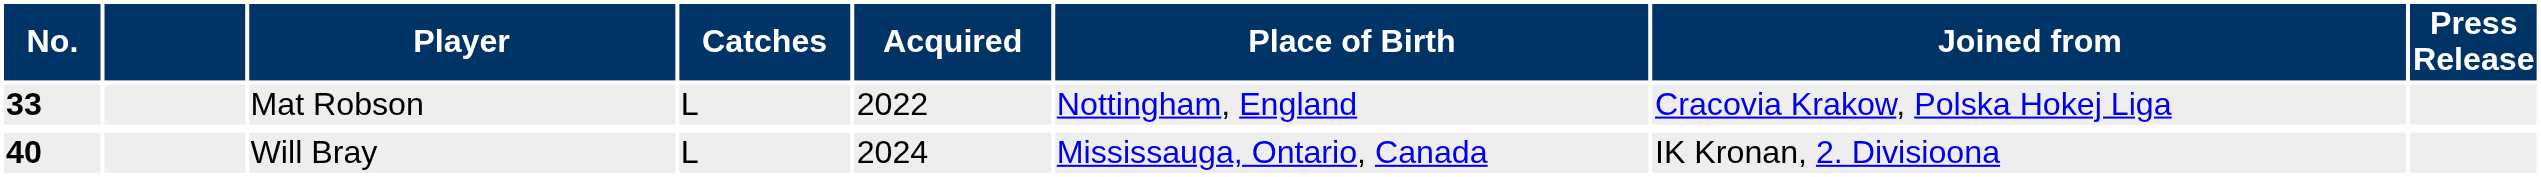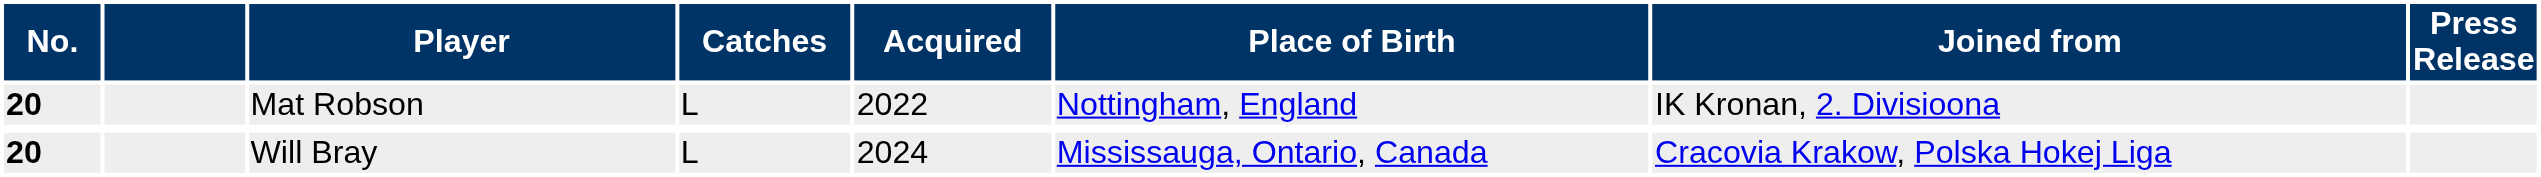(24, 104) 33 -> (24, 104) 20
(1913, 104) Cracovia Krakow, Polska Hokej Liga -> (1828, 104) IK Kronan, 2. Divisioona
(24, 152) 40 -> (24, 152) 20
(1828, 152) IK Kronan, 2. Divisioona -> (1913, 152) Cracovia Krakow, Polska Hokej Liga
